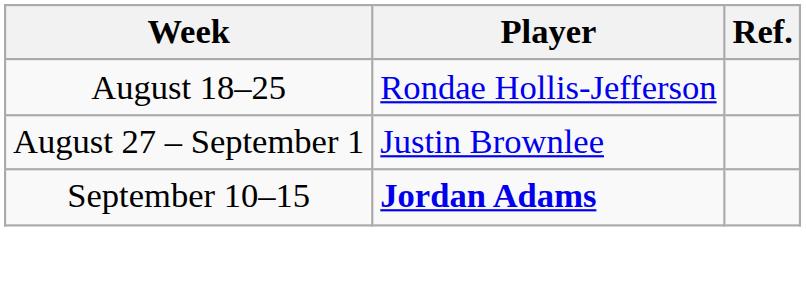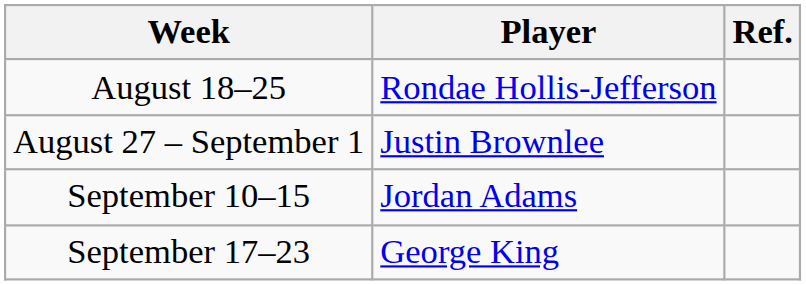(488, 196) bold -> (479, 196) normal
+ row: (189, 251)
